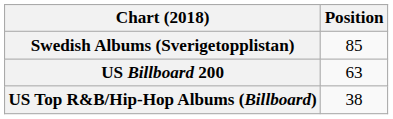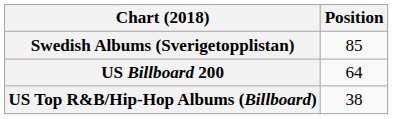(354, 72) 63 -> (354, 72) 64
